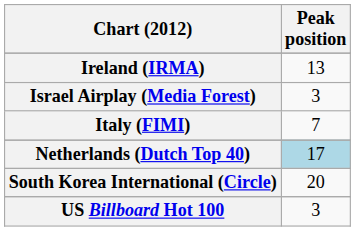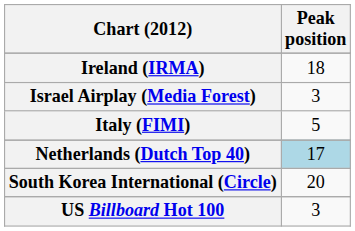(316, 67) 13 -> (316, 67) 18
(316, 125) 7 -> (316, 125) 5
